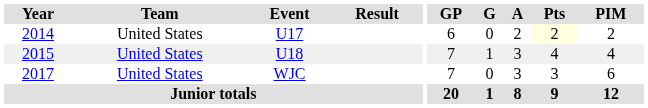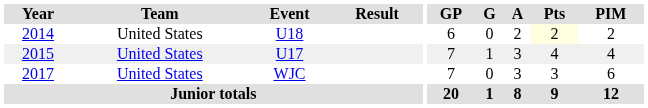(290, 34) U17 -> (290, 34) U18
(290, 54) U18 -> (290, 54) U17
